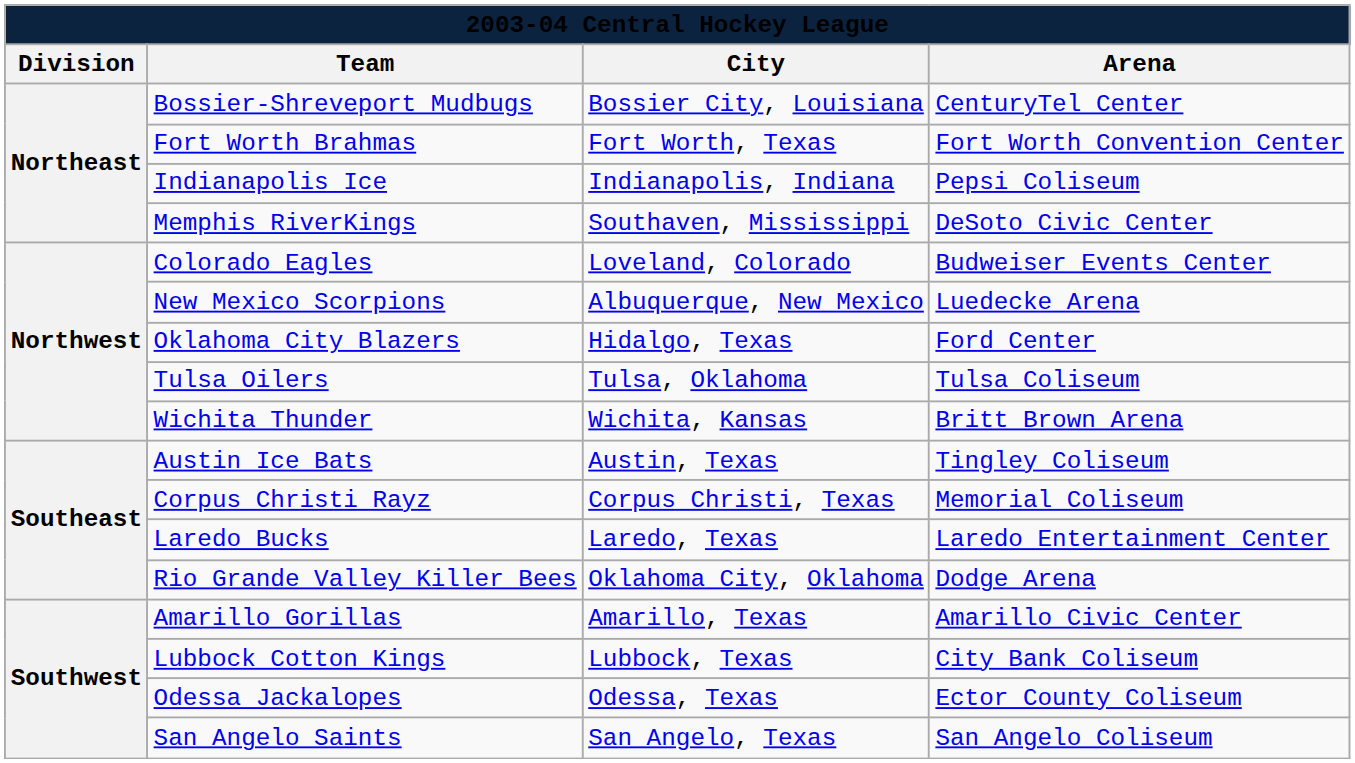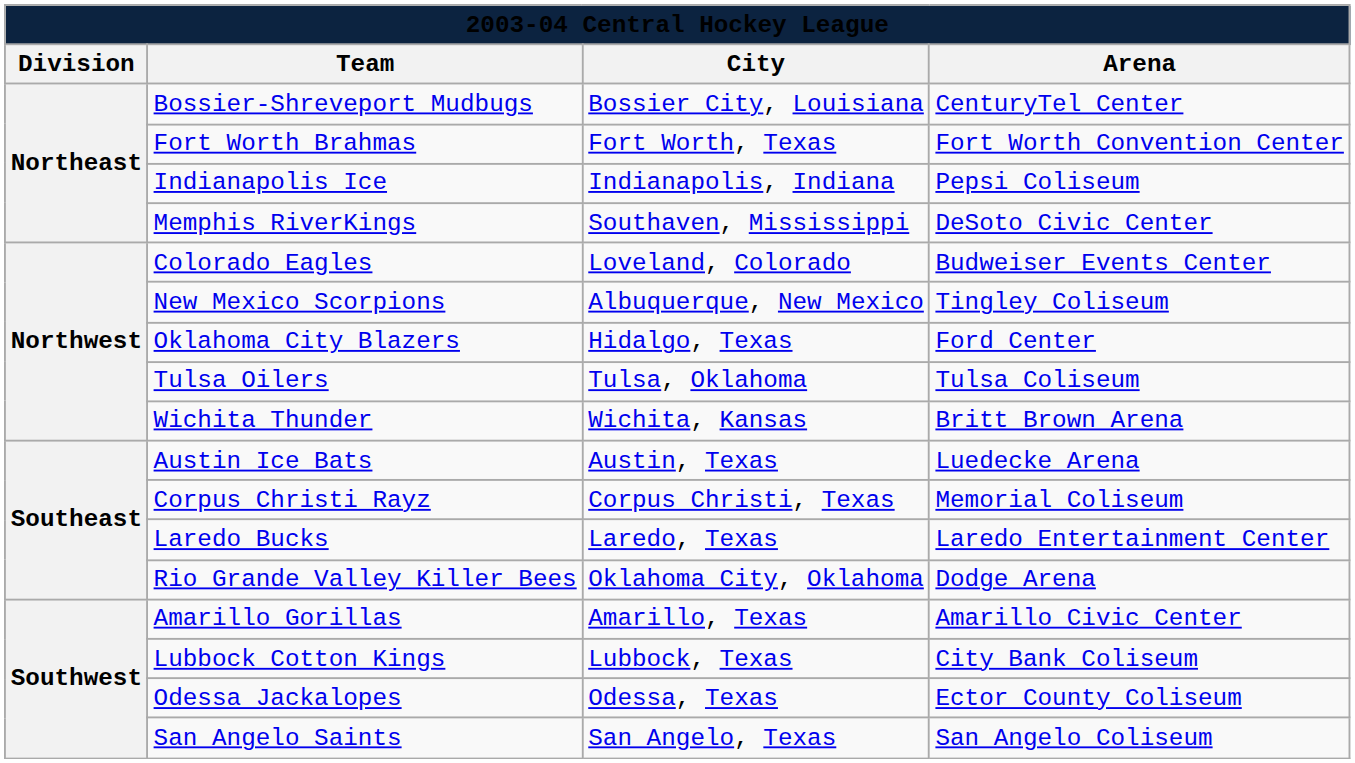(1038, 302) Luedecke Arena -> (1052, 302) Tingley Coliseum
(1052, 461) Tingley Coliseum -> (1038, 461) Luedecke Arena
